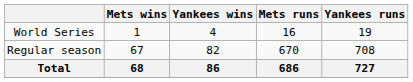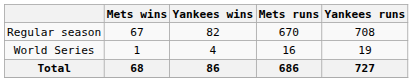rows swapped: (54, 50) <-> (54, 32)
